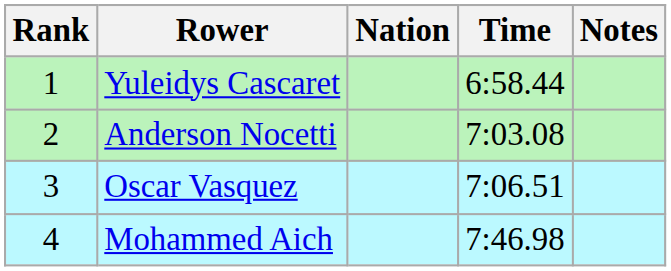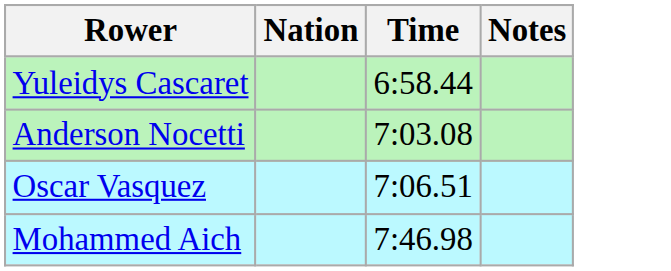- column: (51, 30)
